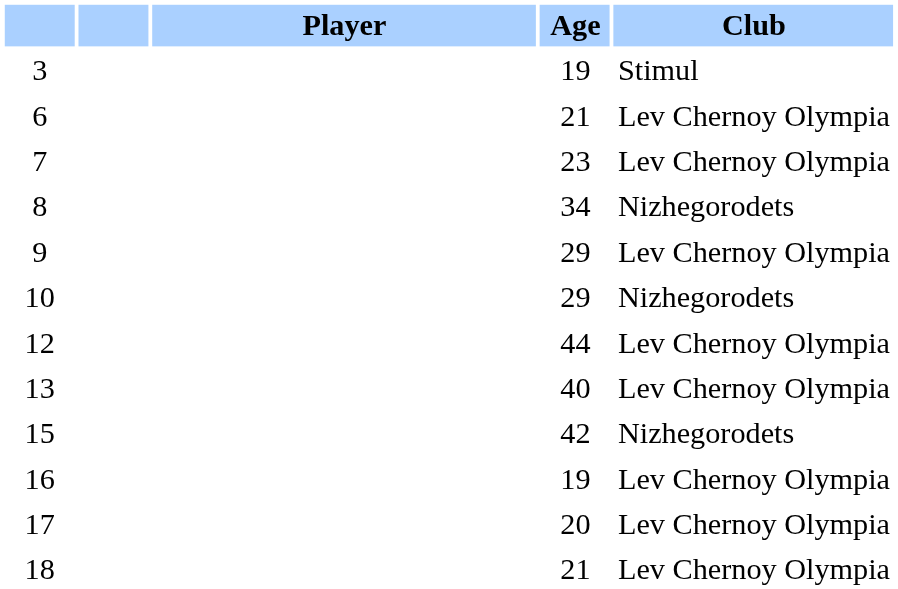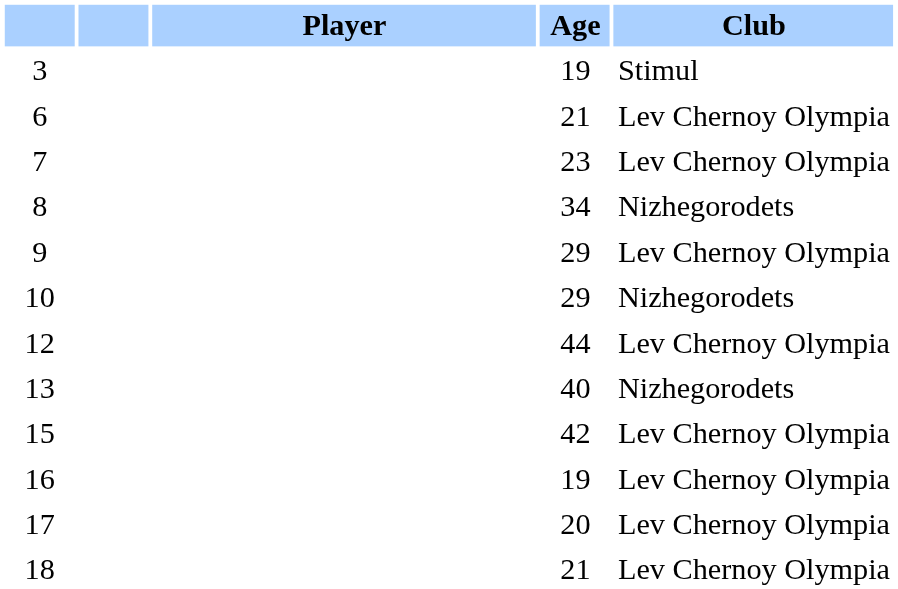(754, 388) Lev Chernoy Olympia -> (706, 388) Nizhegorodets
(706, 433) Nizhegorodets -> (754, 433) Lev Chernoy Olympia
